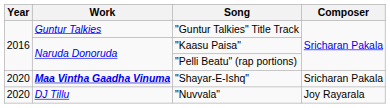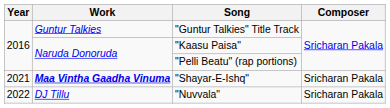(18, 78) 2020 -> (18, 78) 2021
(18, 95) 2020 -> (18, 95) 2022
(334, 95) Joy Rayarala -> (343, 95) Sricharan Pakala
